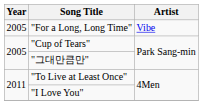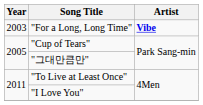(17, 28) 2005 -> (17, 28) 2003
(146, 28) normal -> (146, 28) bold
